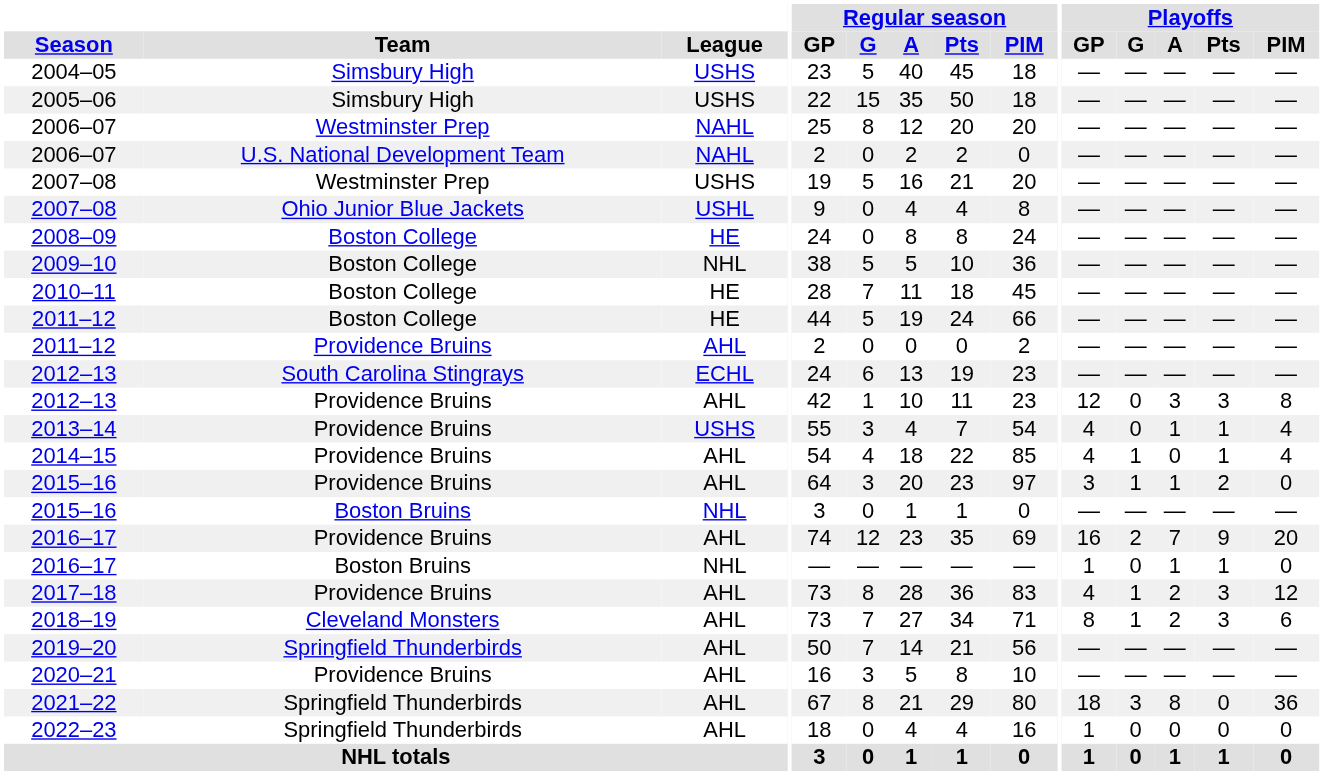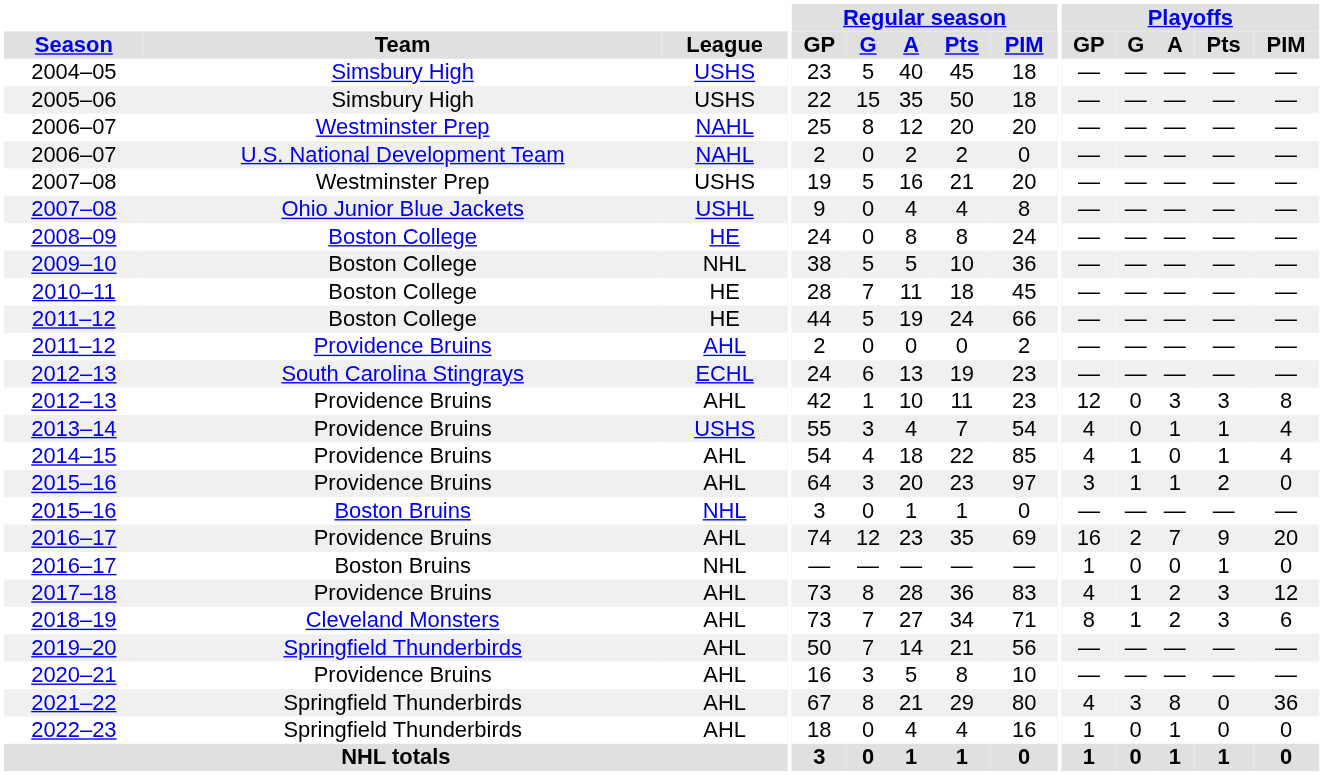(1175, 565) 1 -> (1175, 565) 0
(1089, 702) 18 -> (1089, 702) 4
(1175, 729) 0 -> (1175, 729) 1
